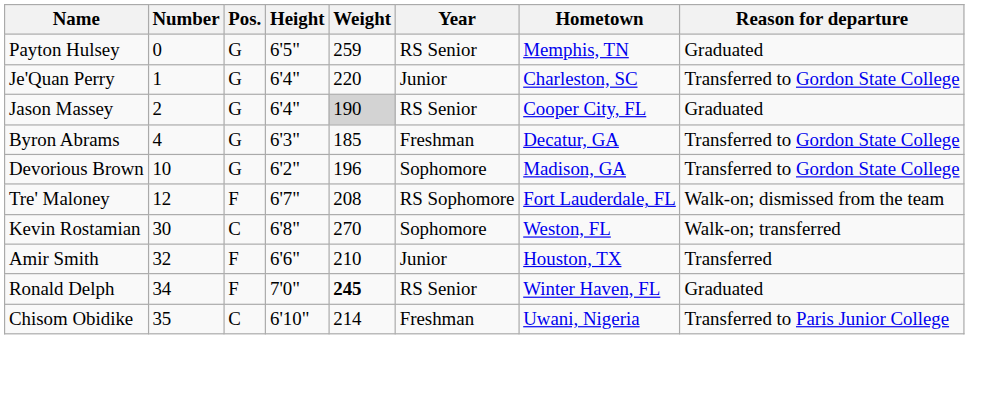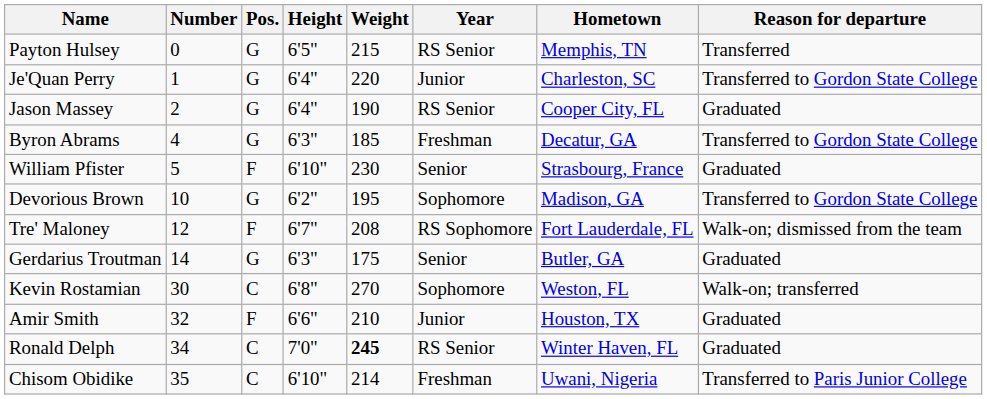(347, 49) 259 -> (365, 49) 215
(724, 49) Graduated -> (746, 49) Transferred
(347, 109) lightgrey background -> (365, 109) no background
+ row: (67, 169)
(347, 169) 196 -> (365, 199) 195
+ row: (85, 259)
(728, 259) Transferred -> (742, 318) Graduated
(234, 288) F -> (252, 348) C
